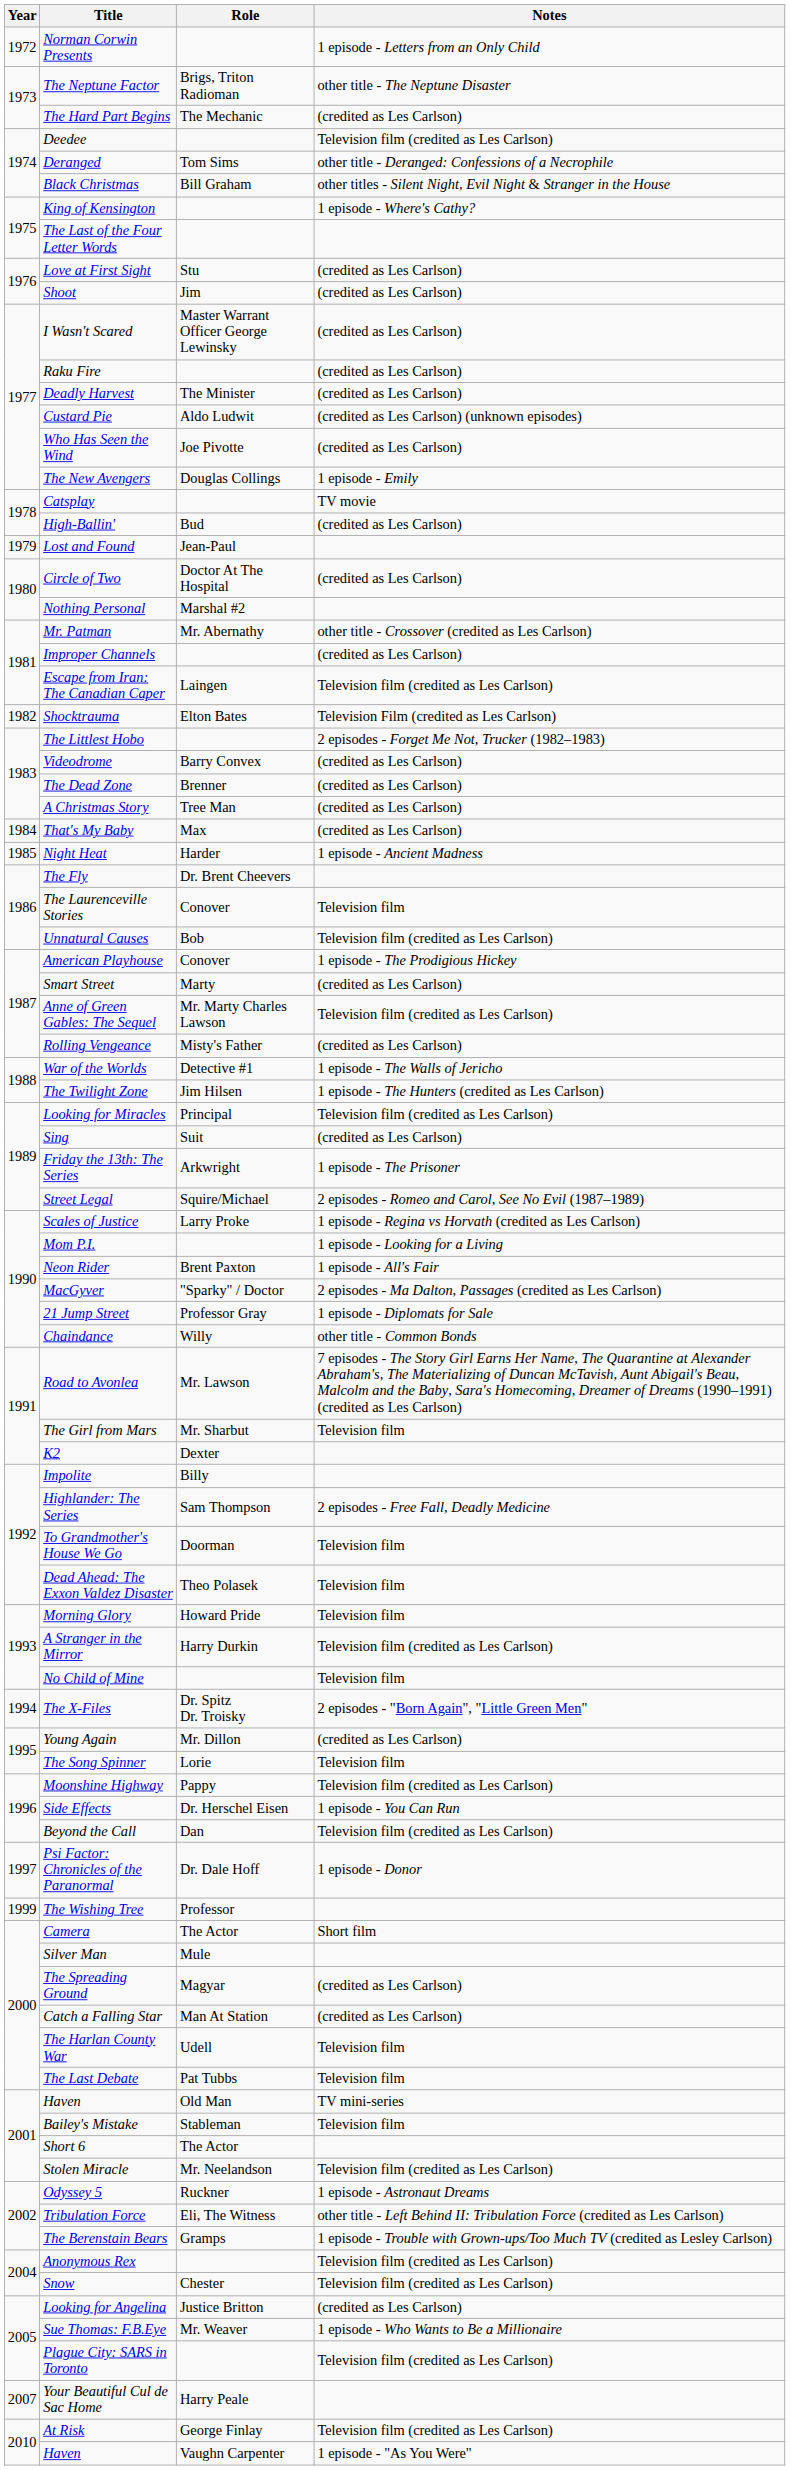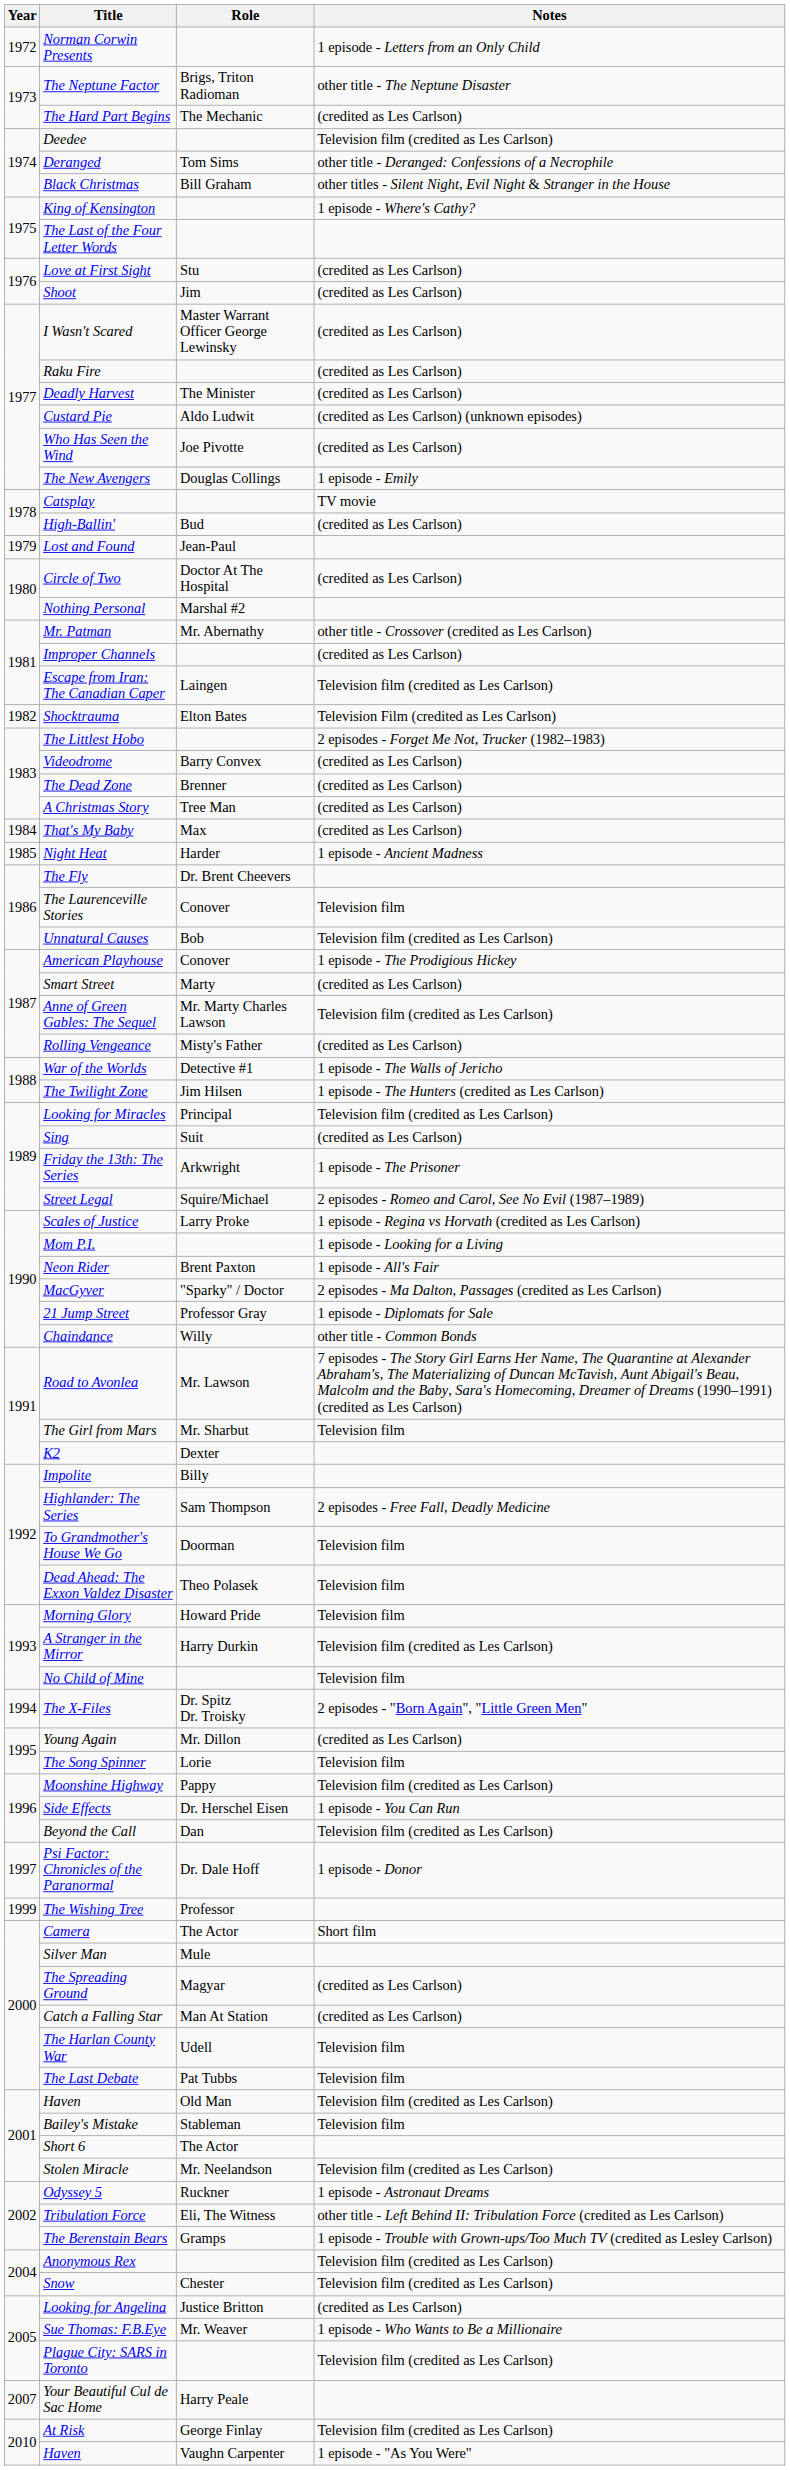(361, 2101) TV mini-series -> (435, 2101) Television film (credited as Les Carlson)
